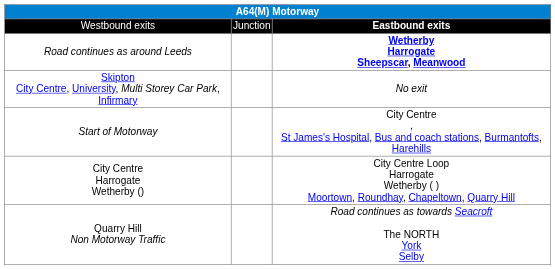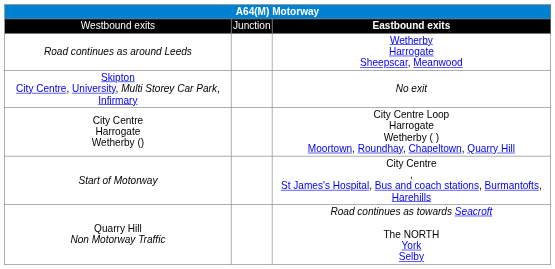(411, 52) bold -> (411, 52) normal
rows swapped: (118, 180) <-> (118, 132)
